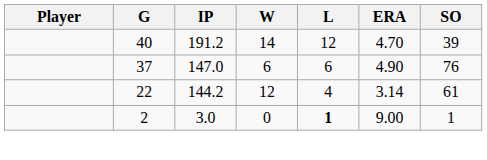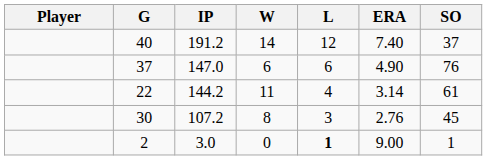(390, 42) 4.70 -> (390, 42) 7.40
(451, 42) 39 -> (451, 42) 37
(267, 92) 12 -> (267, 92) 11
+ row: (144, 117)
